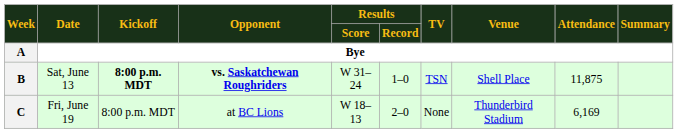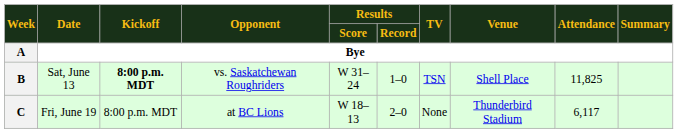(255, 79) bold -> (255, 79) normal
(586, 79) 11,875 -> (586, 79) 11,825
(586, 112) 6,169 -> (586, 112) 6,117
